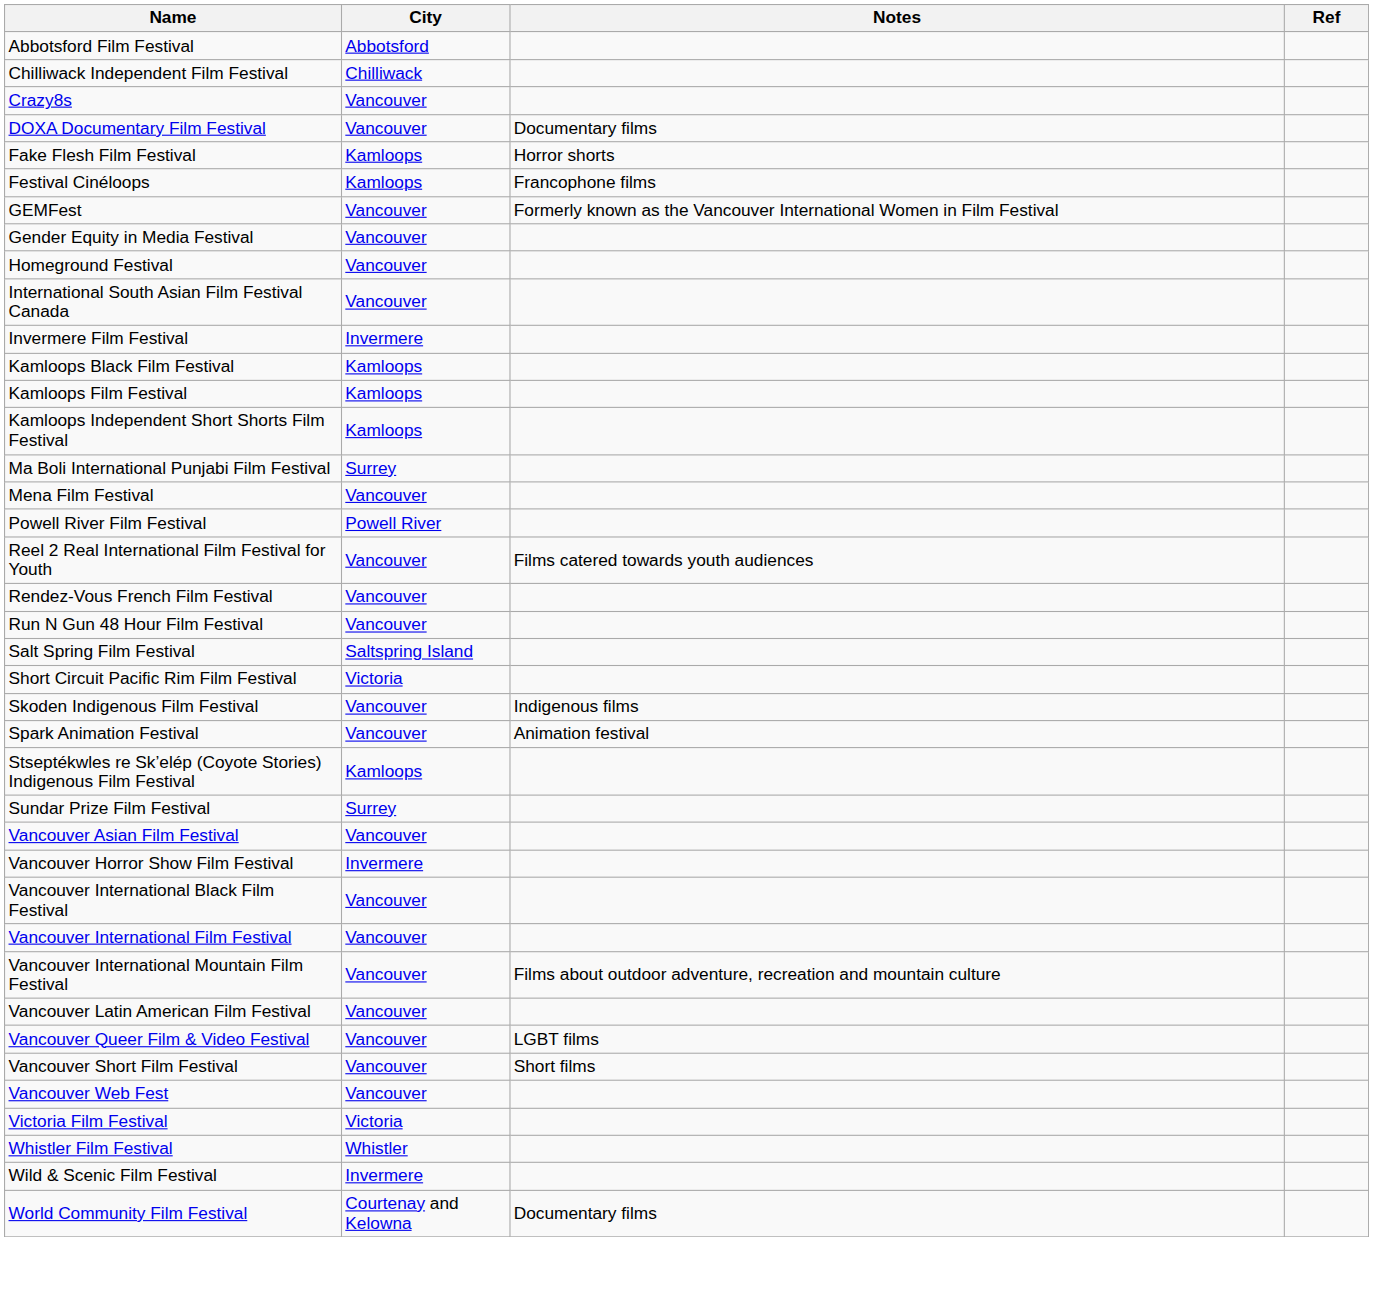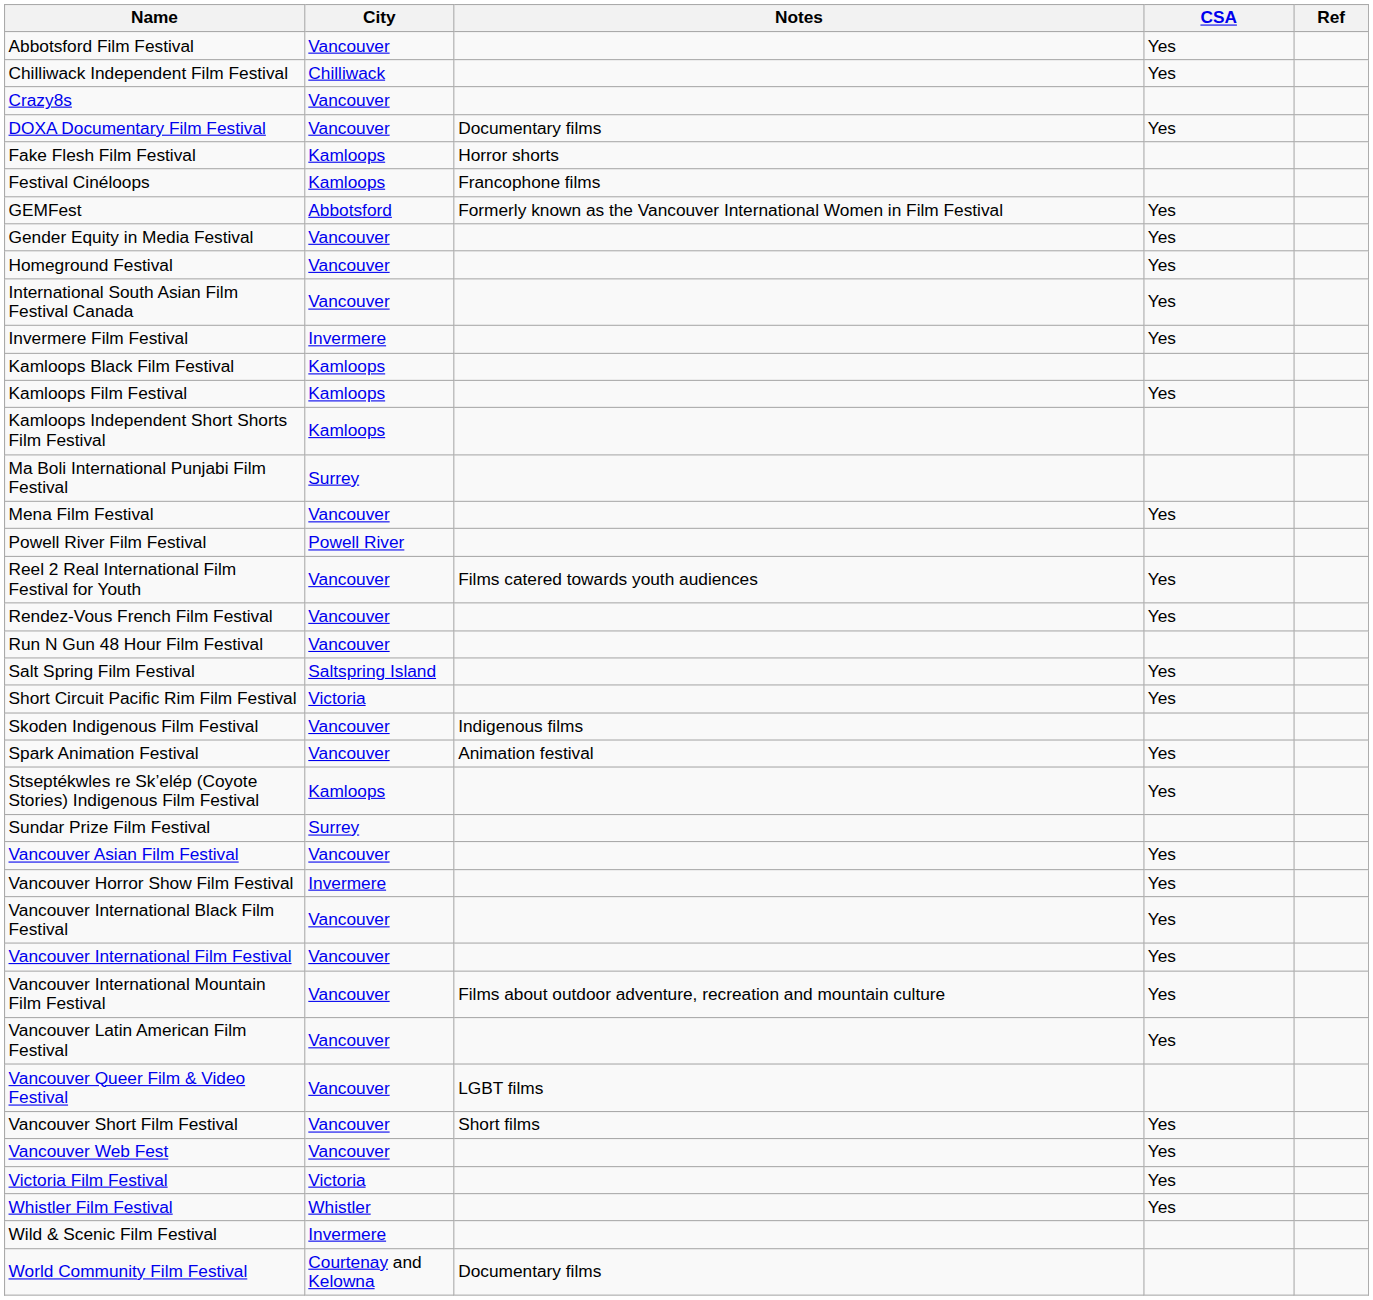+ column: (1219, 18)
(387, 45) Abbotsford -> (349, 45) Vancouver
(386, 210) Vancouver -> (350, 210) Abbotsford
